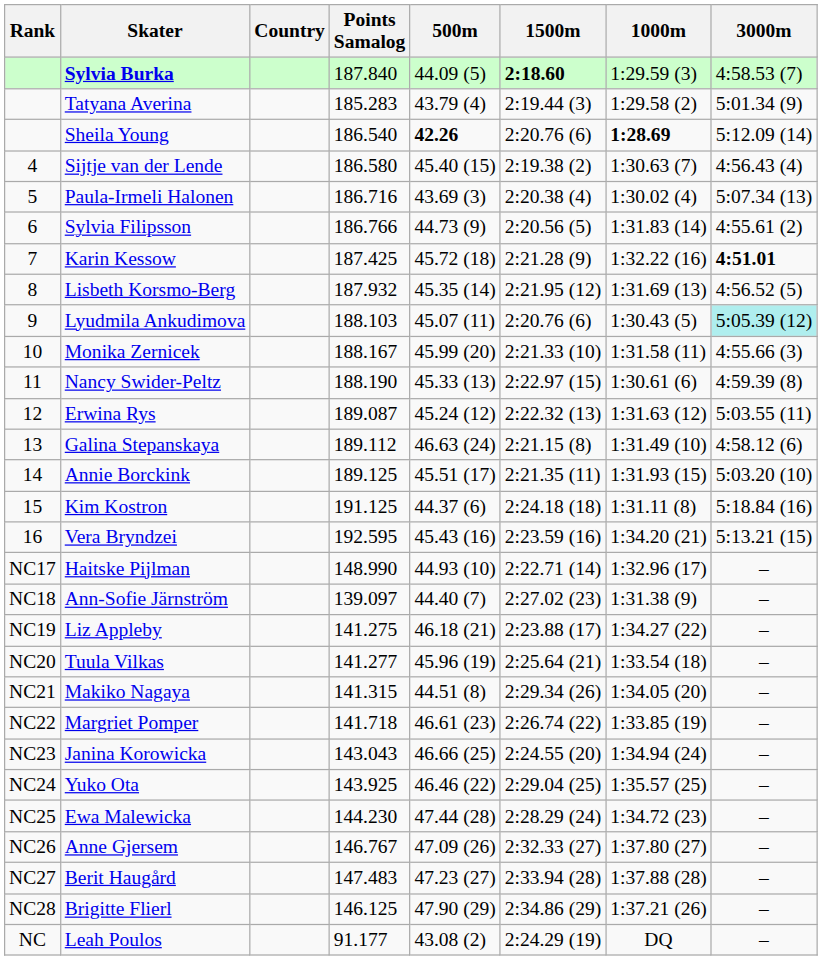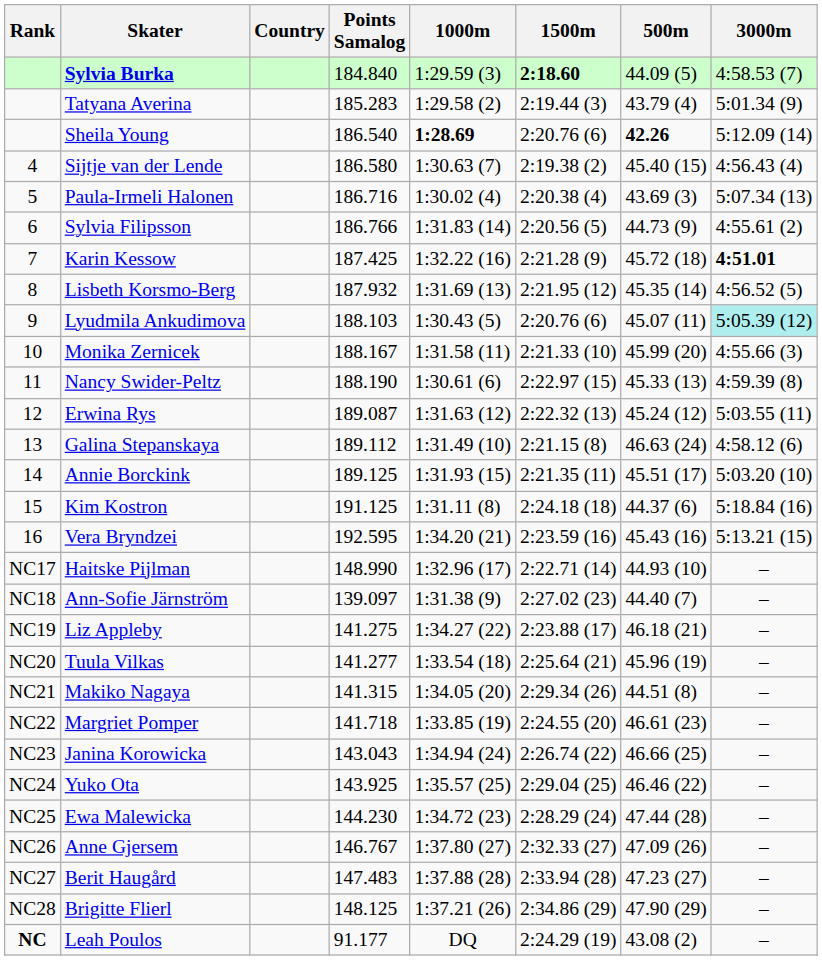columns swapped: (455, 30) <-> (658, 30)
(366, 72) 187.840 -> (366, 72) 184.840
(553, 723) 2:26.74 (22) -> (568, 723) 2:24.55 (20)
(553, 753) 2:24.55 (20) -> (568, 753) 2:26.74 (22)
(366, 908) 146.125 -> (366, 908) 148.125
(32, 939) normal -> (32, 939) bold
